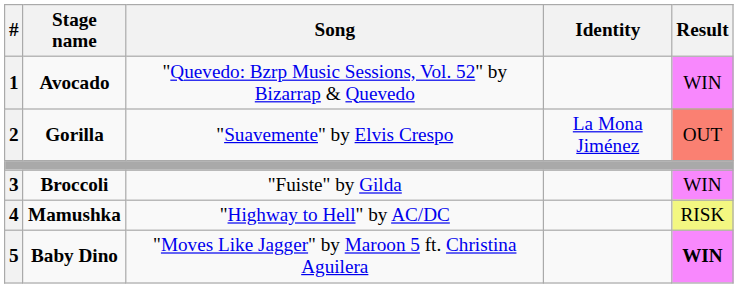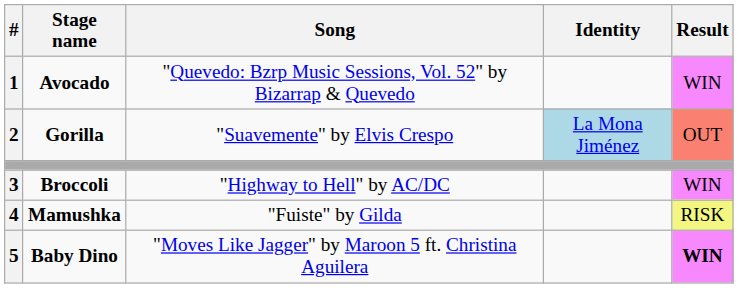(608, 134) no background -> (608, 134) lightblue background
(335, 184) "Fuiste" by Gilda -> (335, 184) "Highway to Hell" by AC/DC
(335, 215) "Highway to Hell" by AC/DC -> (335, 215) "Fuiste" by Gilda
